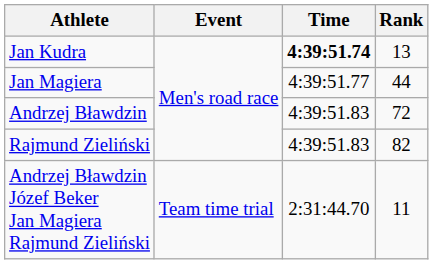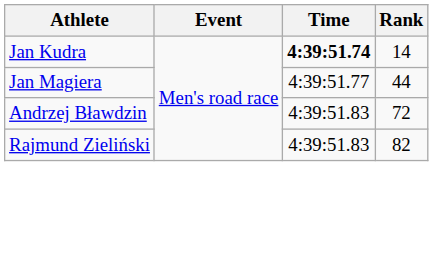(401, 51) 13 -> (401, 51) 14
- row: (80, 209)
